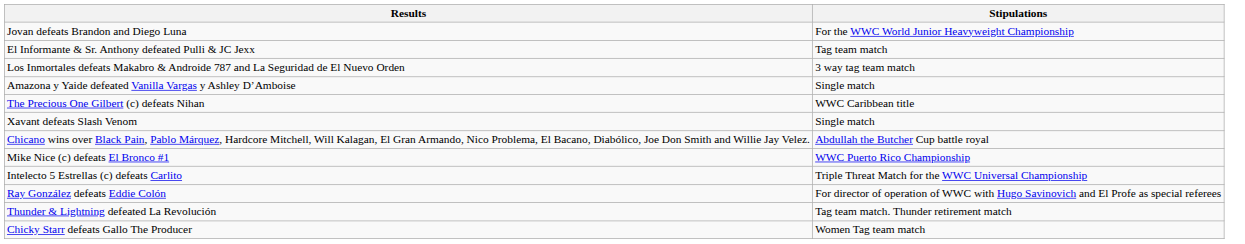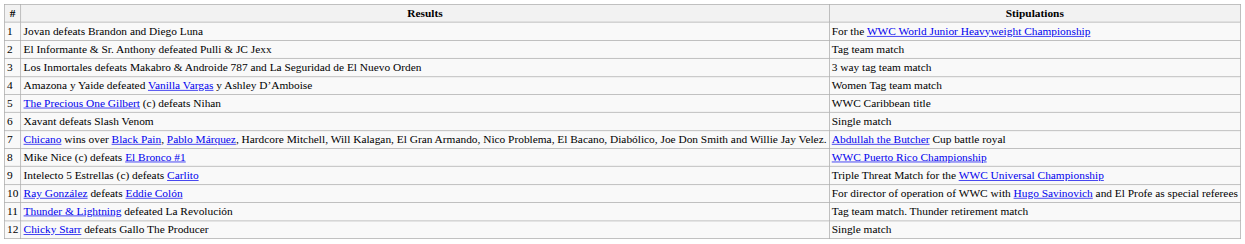+ column: (13, 13)
(845, 85) Single match -> (887, 85) Women Tag team match
(870, 229) Women Tag team match -> (862, 229) Single match
